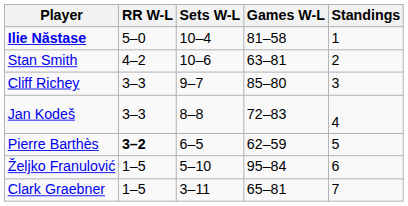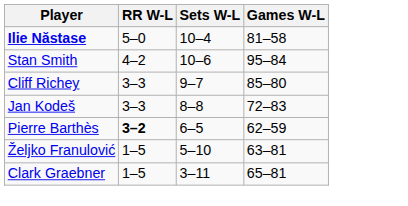- column: (366, 15)
(286, 61) 63–81 -> (286, 61) 95–84
(286, 167) 95–84 -> (286, 151) 63–81
